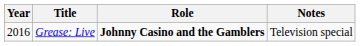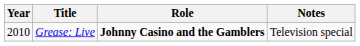(19, 31) 2016 -> (19, 31) 2010
